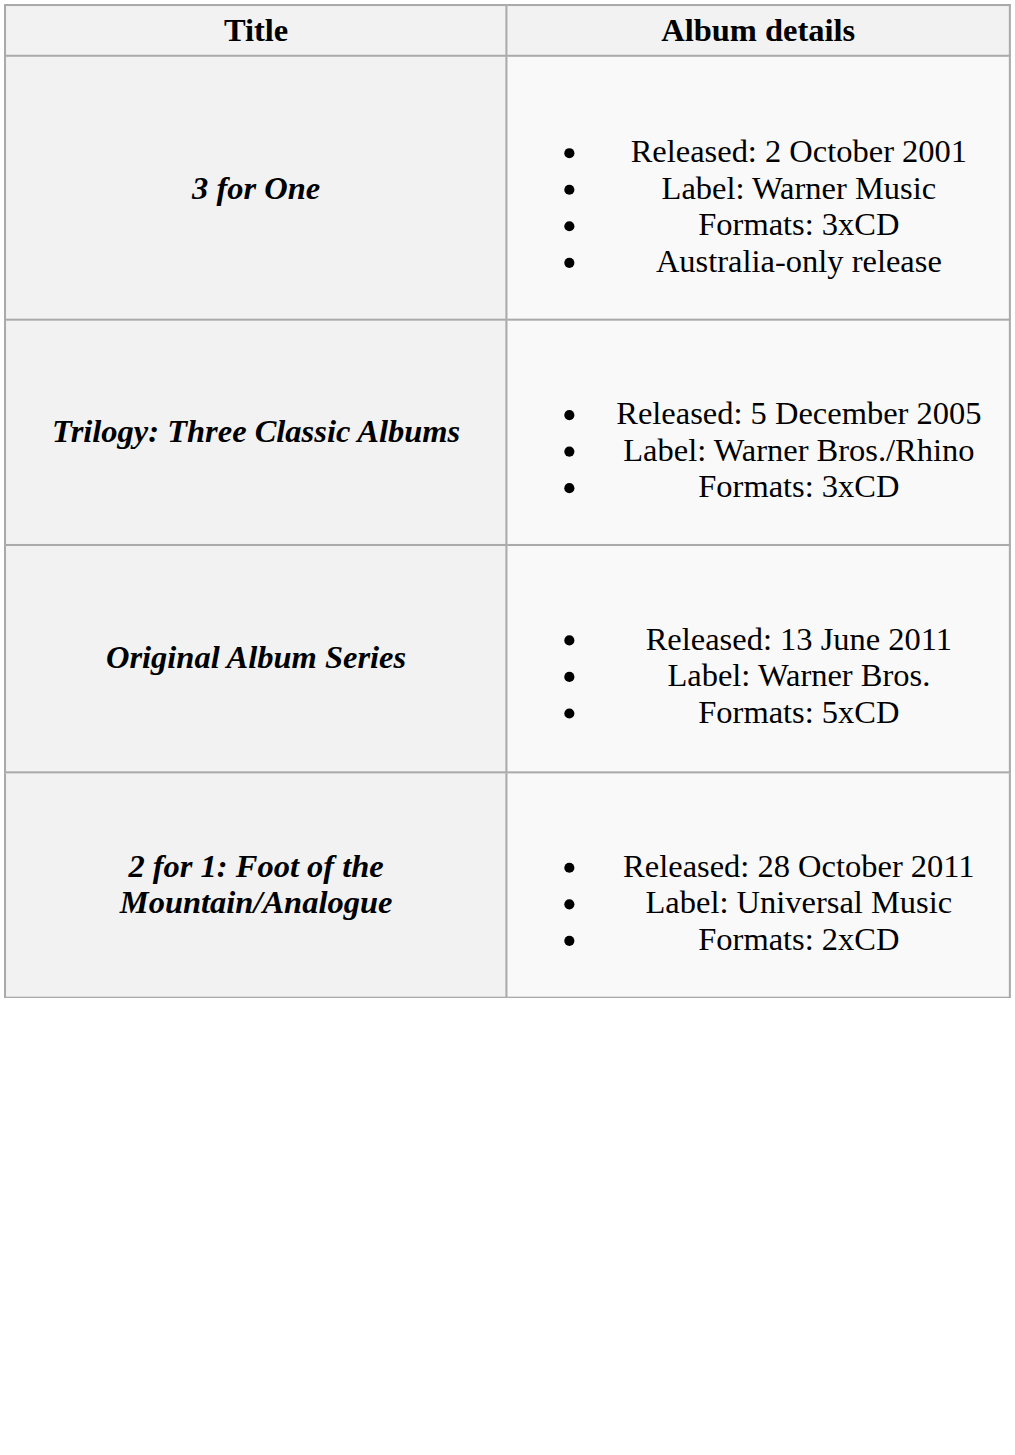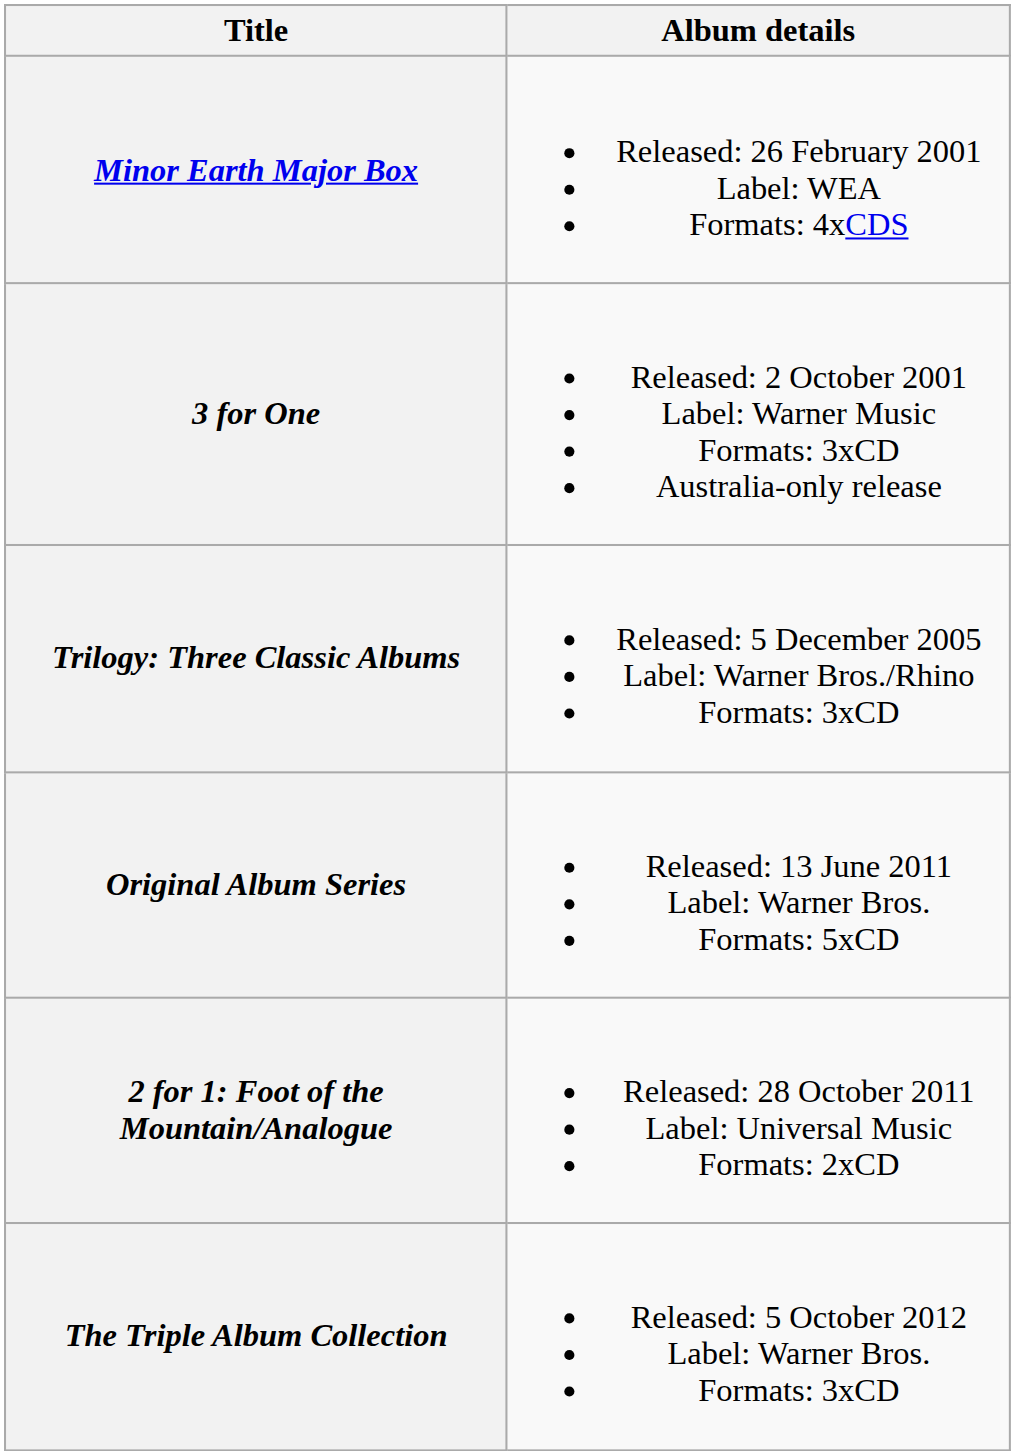+ row: (256, 169)
+ row: (256, 1336)
